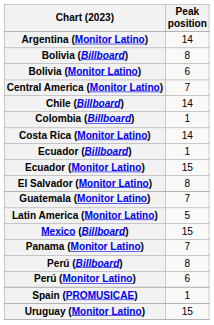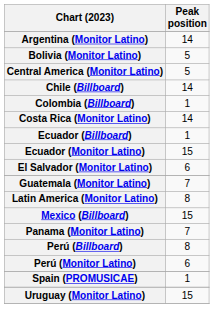- row: (85, 55)
(187, 71) 6 -> (187, 55) 5
(187, 87) 7 -> (187, 71) 5
(187, 183) 8 -> (187, 167) 6
(187, 215) 5 -> (187, 199) 8
